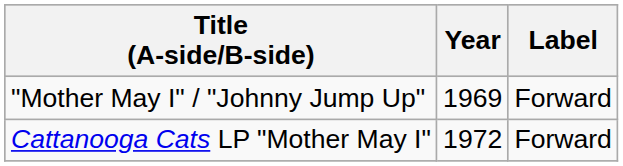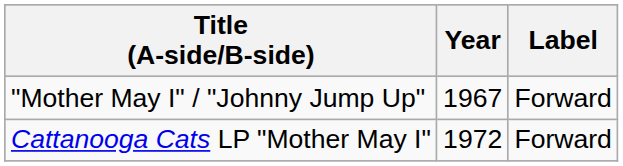(473, 97) 1969 -> (473, 97) 1967
